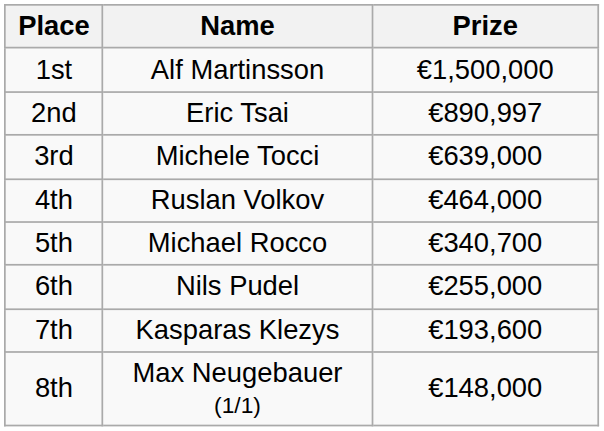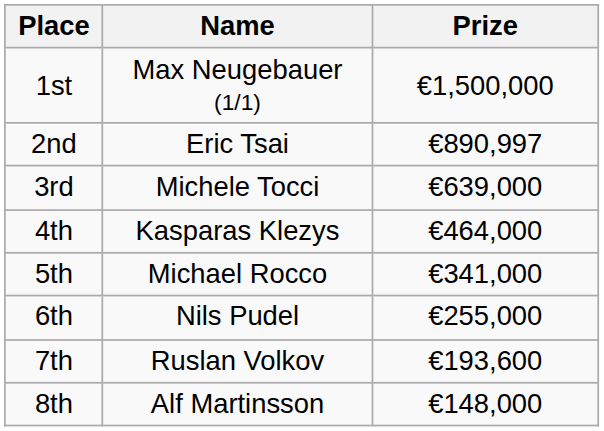(238, 69) Alf Martinsson -> (238, 84) Max Neugebauer (1/1)
(238, 199) Ruslan Volkov -> (238, 230) Kasparas Klezys
(485, 243) €340,700 -> (485, 273) €341,000
(238, 329) Kasparas Klezys -> (238, 360) Ruslan Volkov
(238, 388) Max Neugebauer (1/1) -> (238, 404) Alf Martinsson
